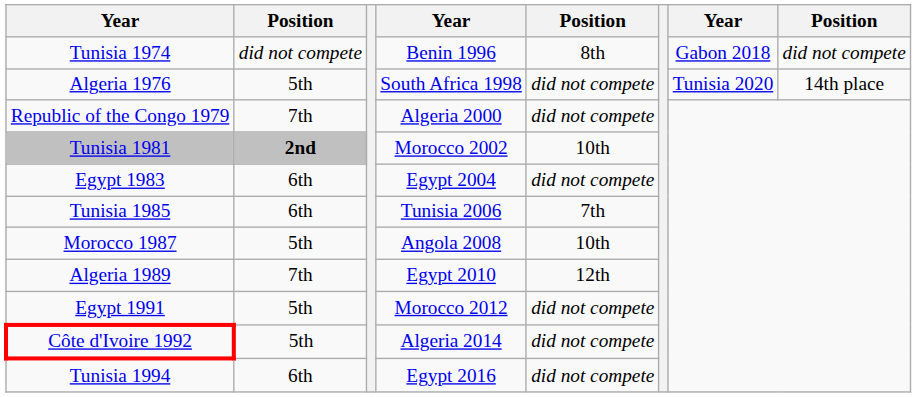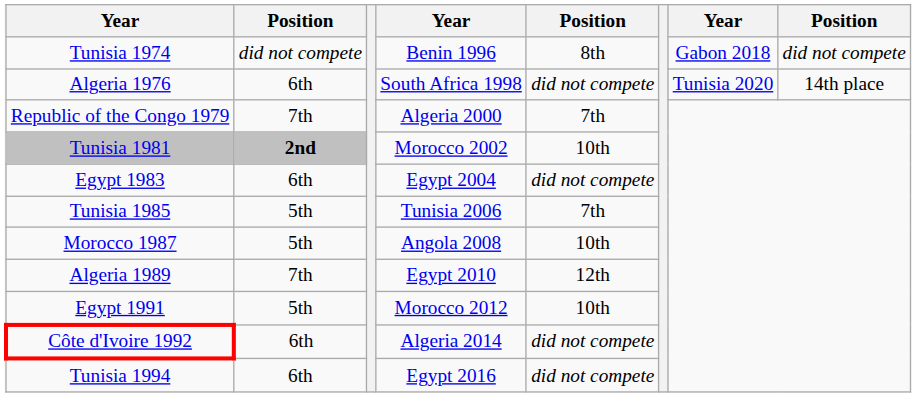(300, 84) 5th -> (300, 84) 6th
(593, 116) did not compete -> (593, 116) 7th
(300, 211) 6th -> (300, 211) 5th
(593, 307) did not compete -> (593, 307) 10th
(301, 341) 5th -> (301, 341) 6th
